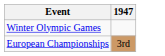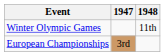+ column: (148, 12)
